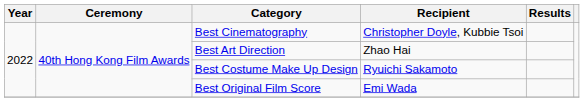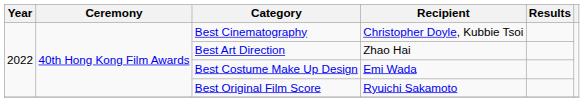(410, 69) Ryuichi Sakamoto -> (390, 69) Emi Wada
(390, 87) Emi Wada -> (410, 87) Ryuichi Sakamoto
